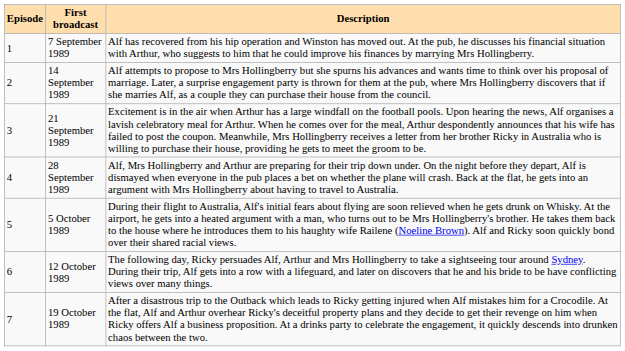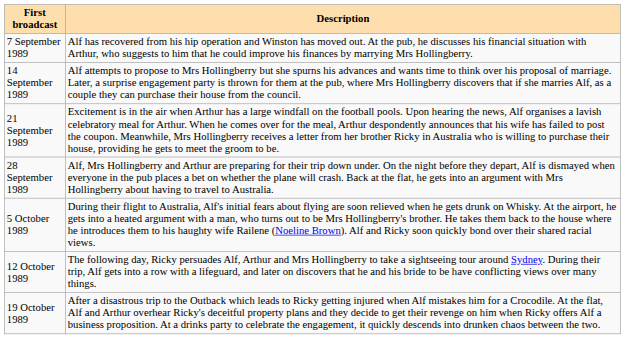- column: (25, 19)
